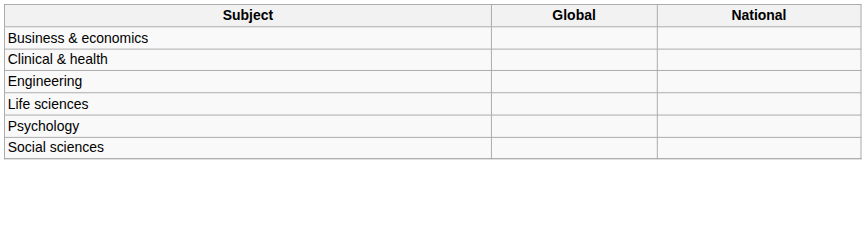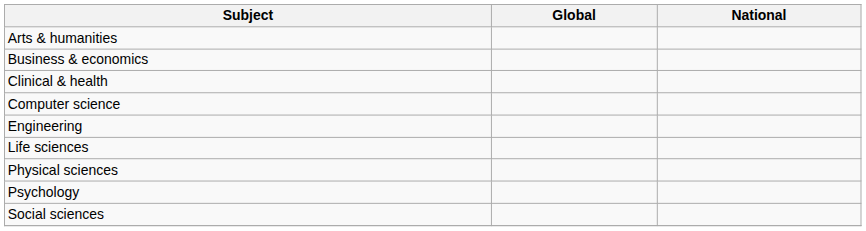+ row: (62, 38)
+ row: (64, 104)
+ row: (63, 170)
